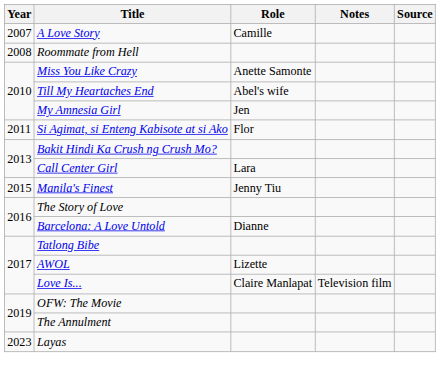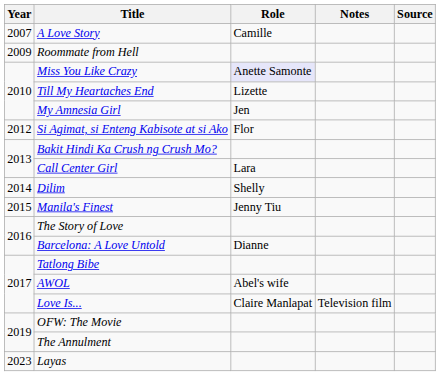(19, 52) 2008 -> (19, 52) 2009
(272, 71) no background -> (272, 71) lavender background
(261, 91) Abel's wife -> (250, 91) Lizette
(19, 129) 2011 -> (19, 129) 2012
+ row: (51, 187)
(250, 264) Lizette -> (261, 284) Abel's wife
